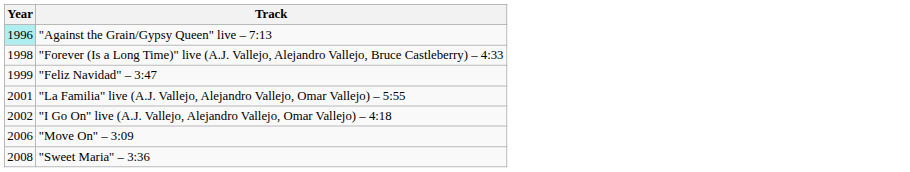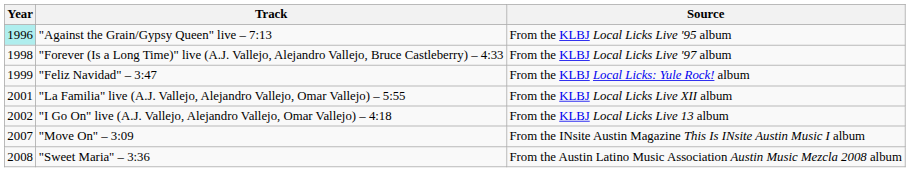+ column: (706, 14)
(20, 136) 2006 -> (20, 136) 2007
